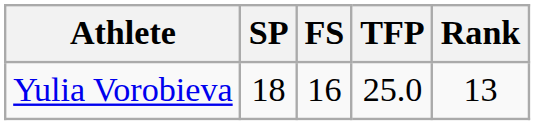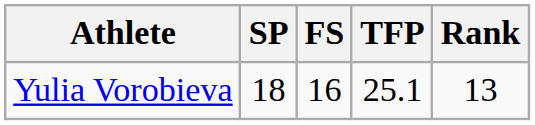(392, 89) 25.0 -> (392, 89) 25.1
